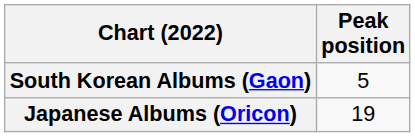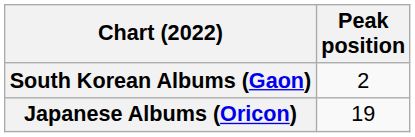(363, 80) 5 -> (363, 80) 2
